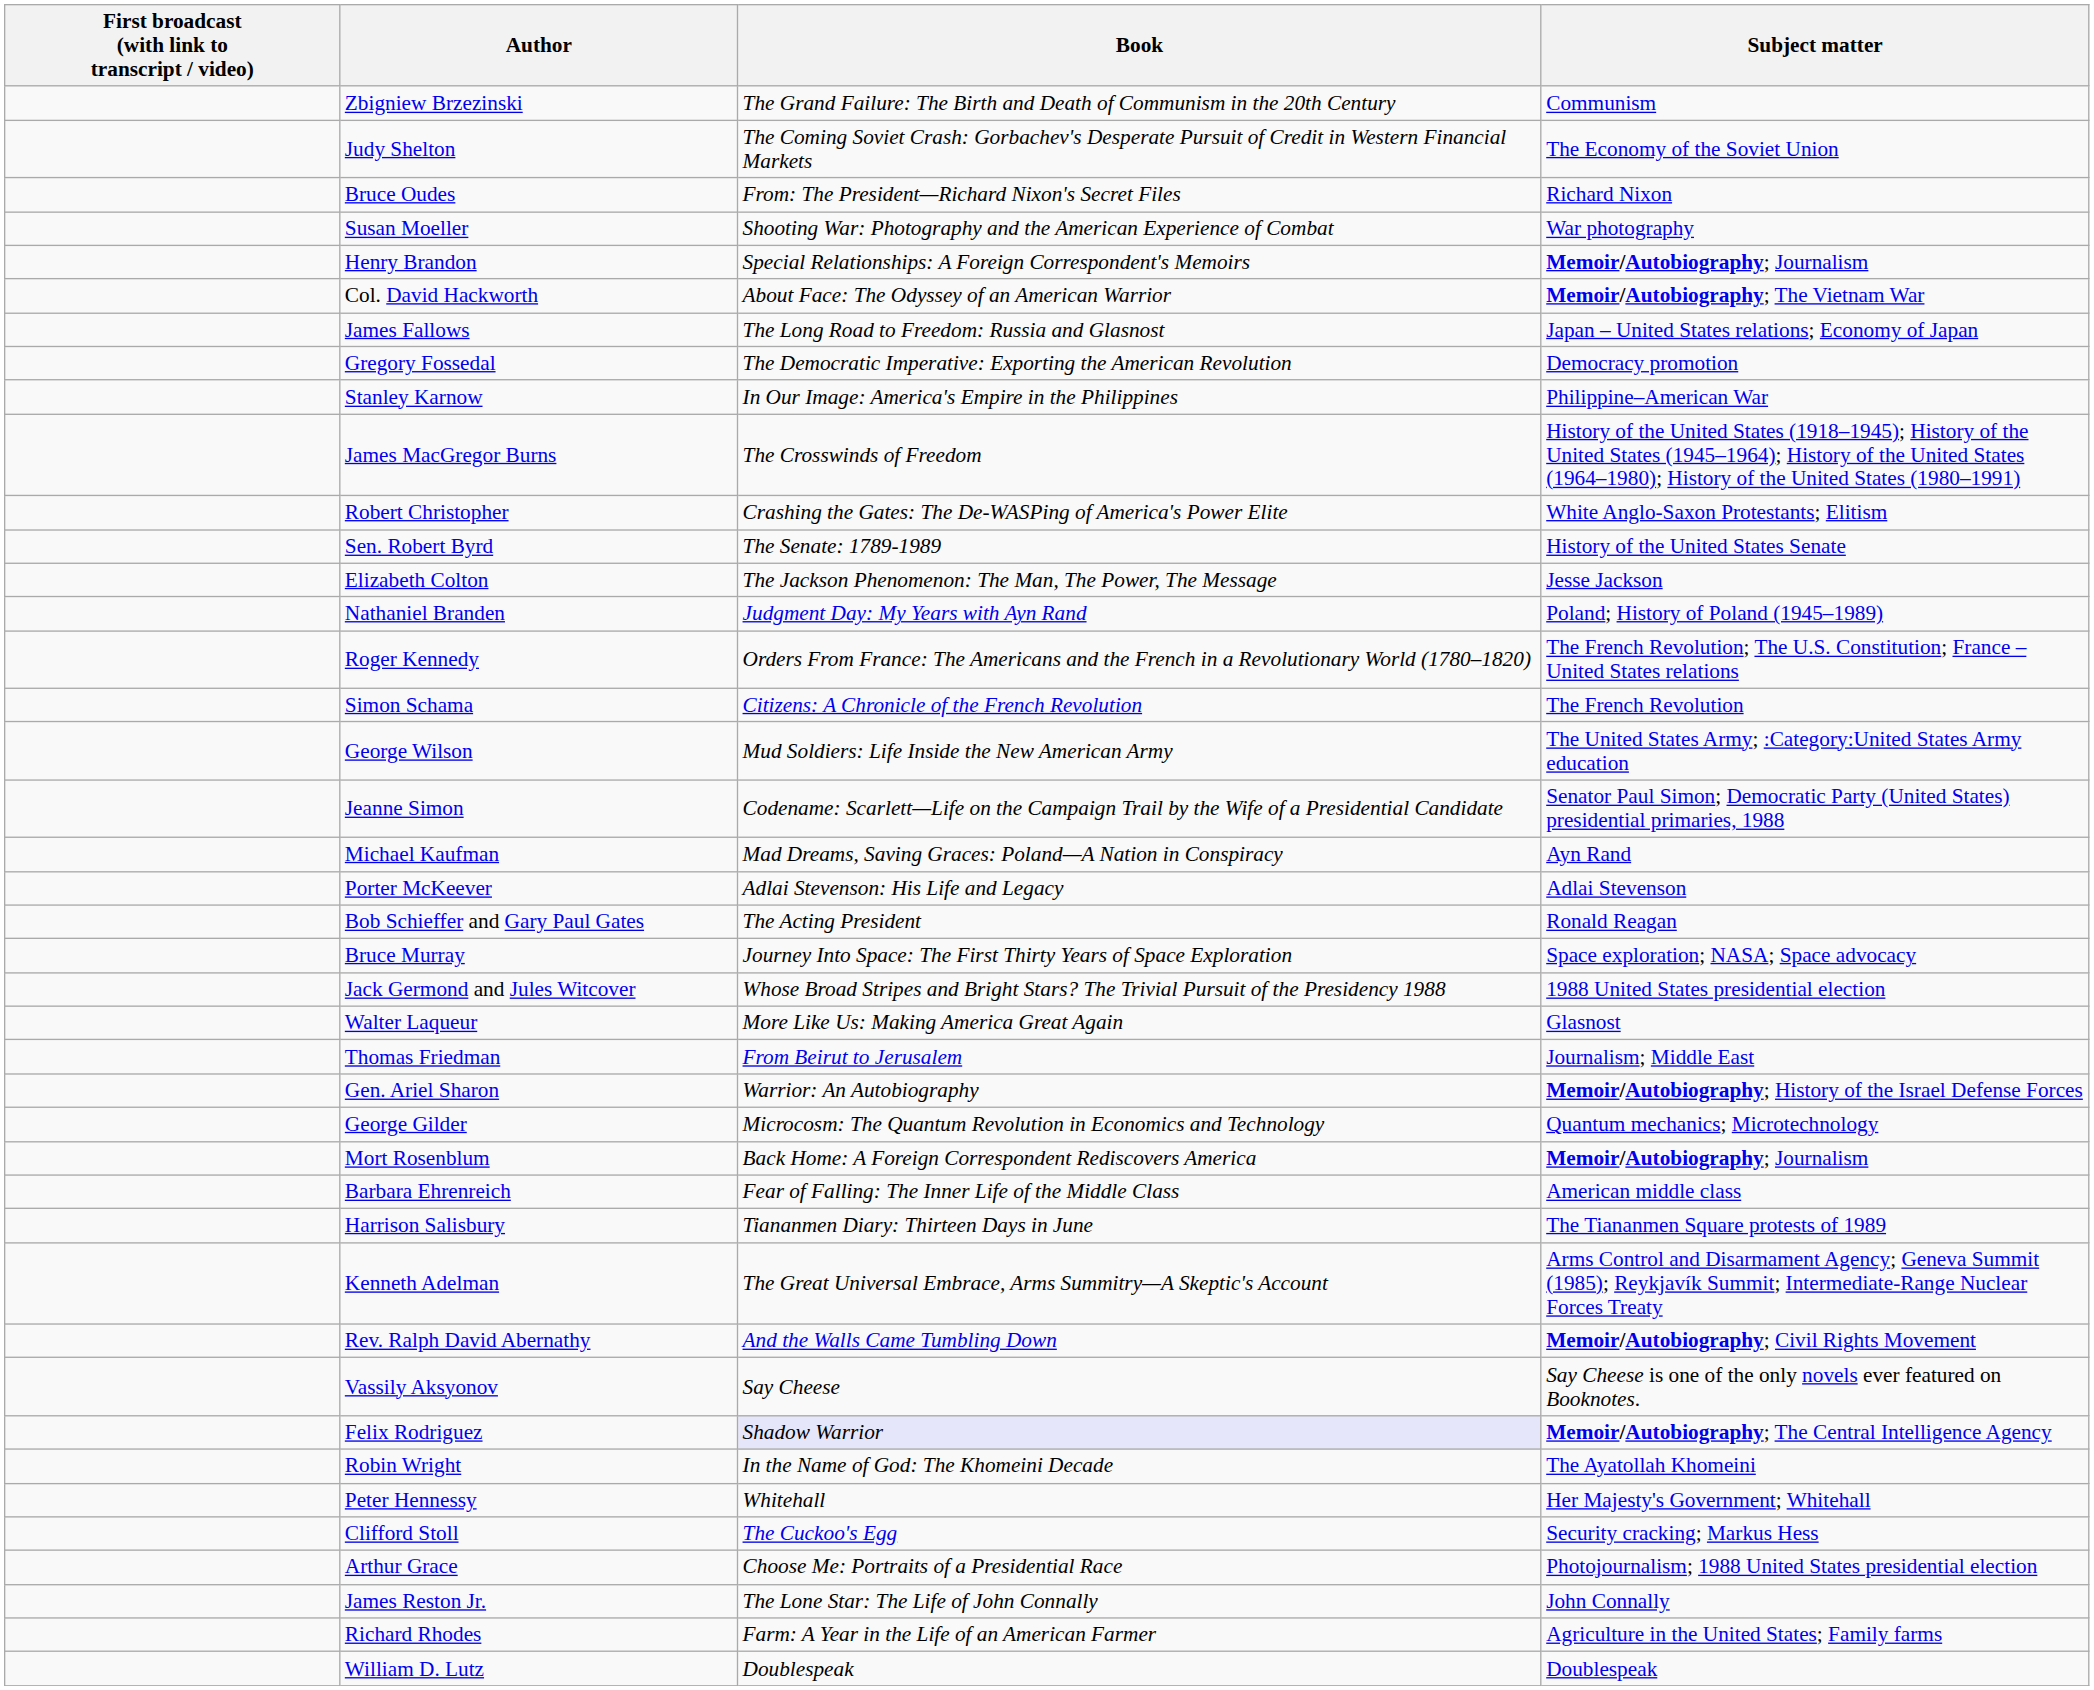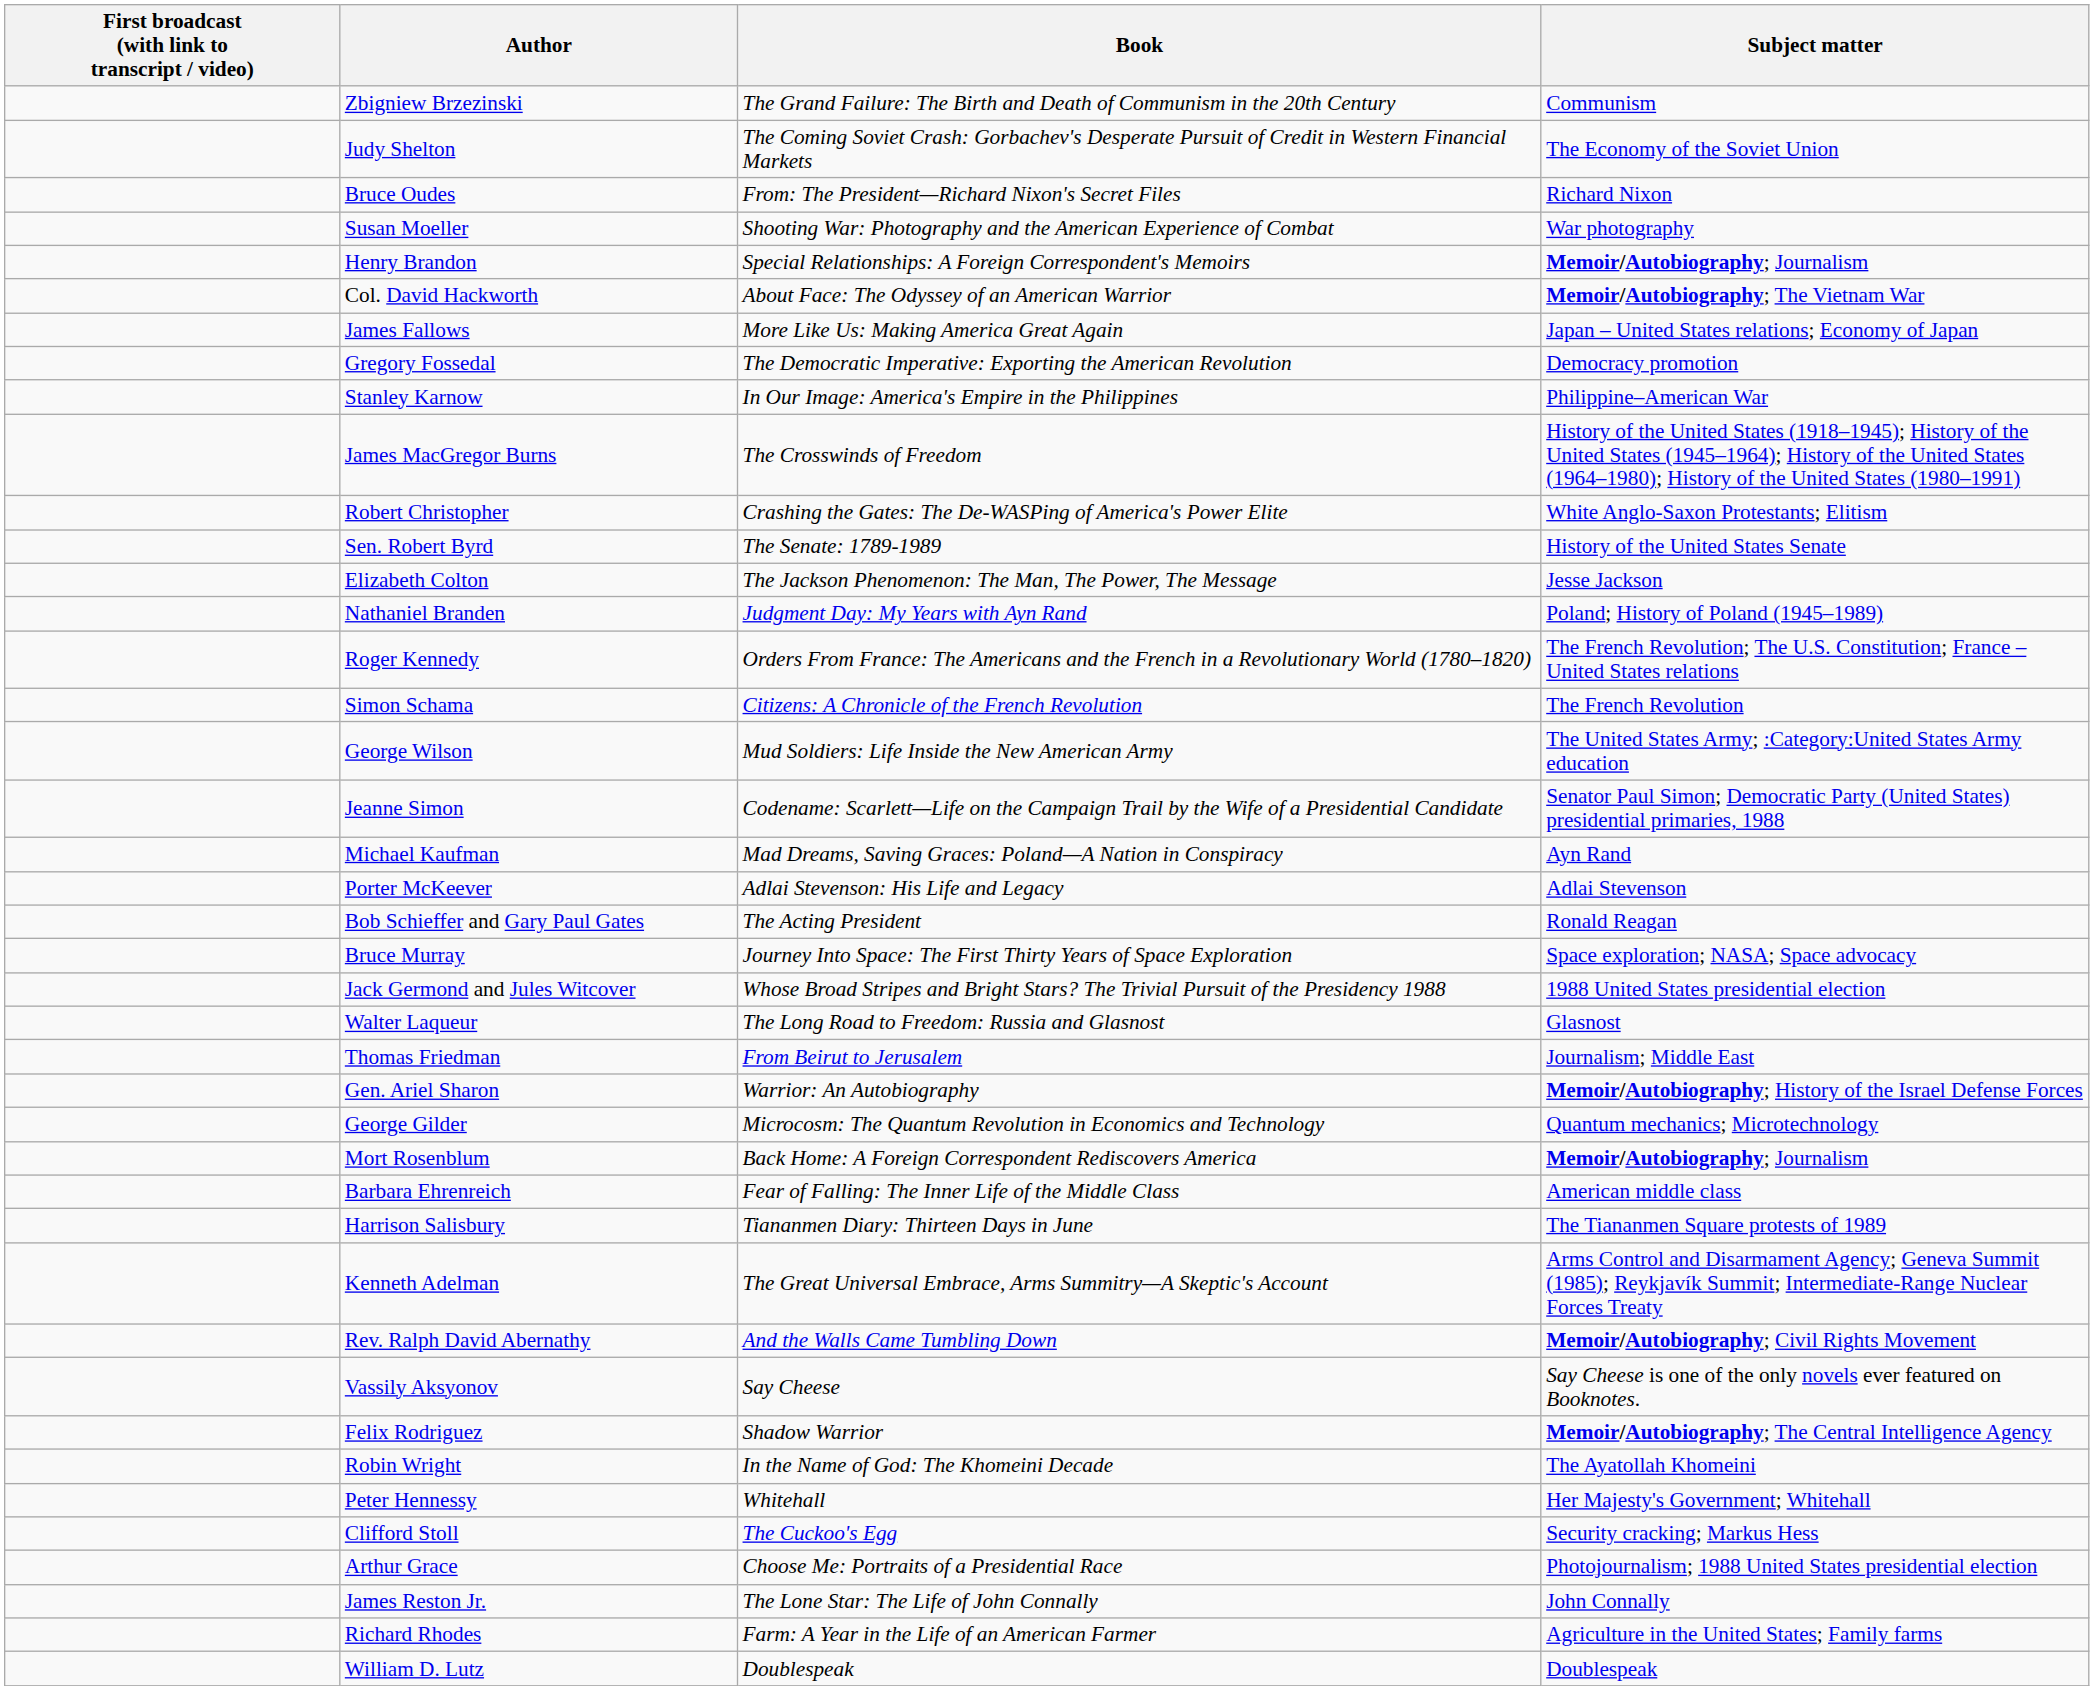(953, 329) The Long Road to Freedom: Russia and Glasnost -> (933, 329) More Like Us: Making America Great Again
(933, 1022) More Like Us: Making America Great Again -> (953, 1022) The Long Road to Freedom: Russia and Glasnost
(813, 1432) lavender background -> (813, 1432) no background
